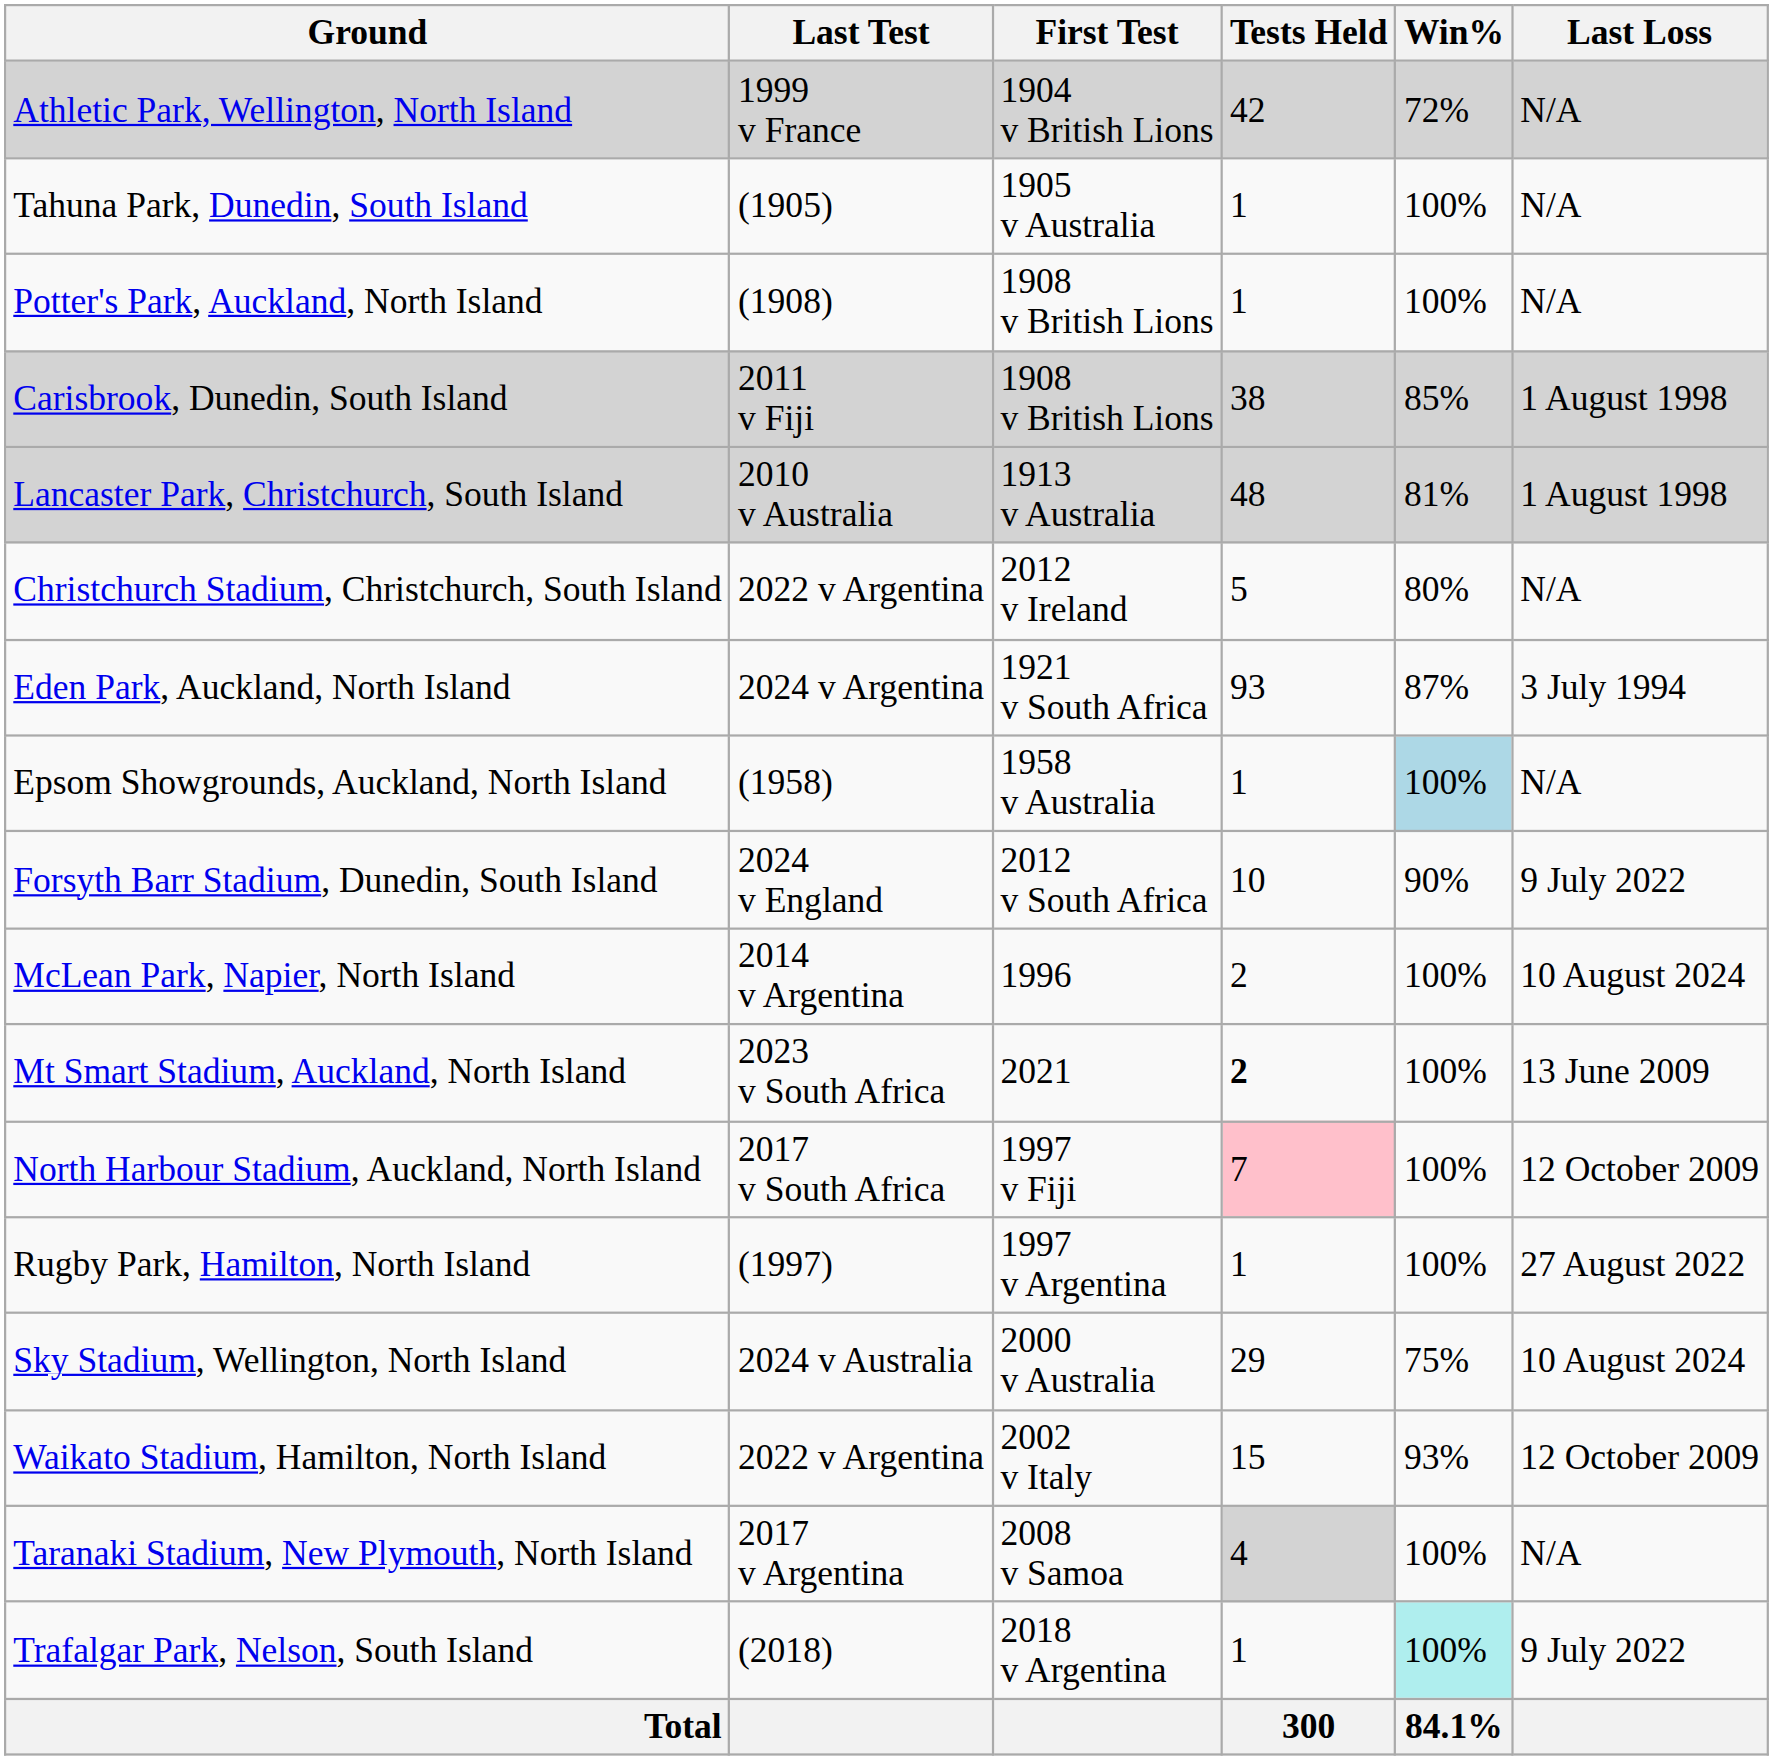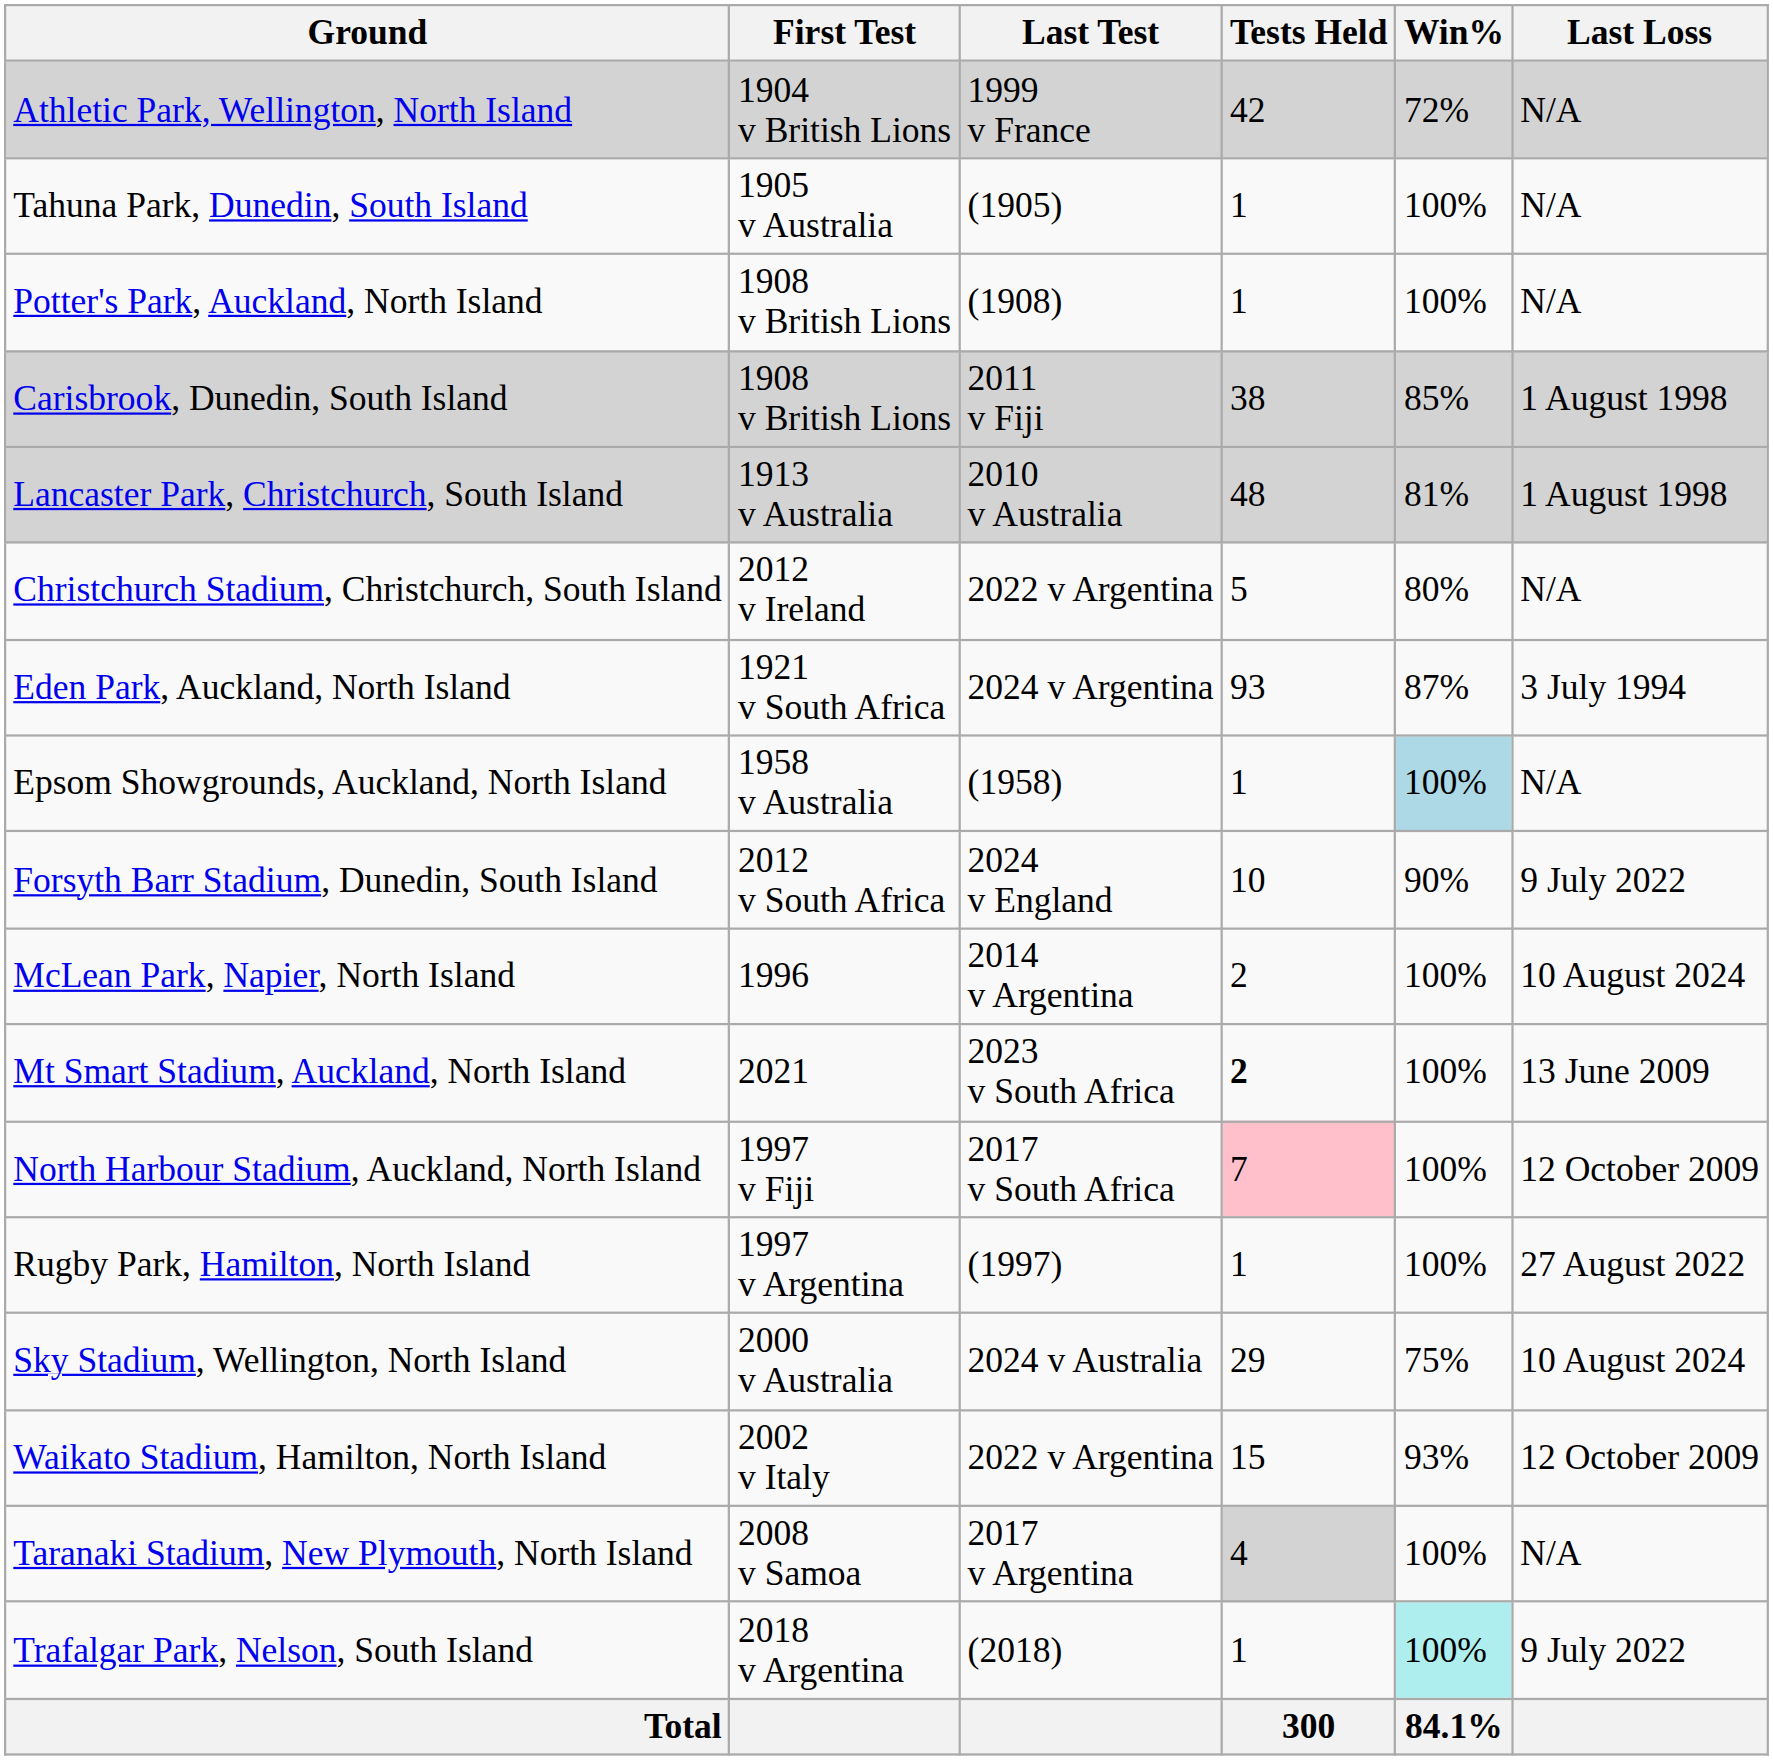columns swapped: (1107, 32) <-> (861, 32)
